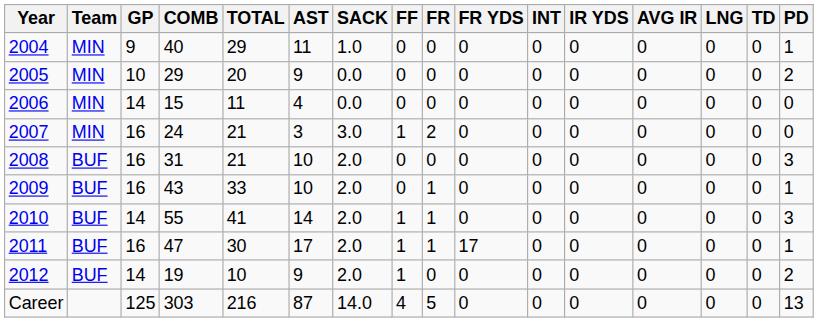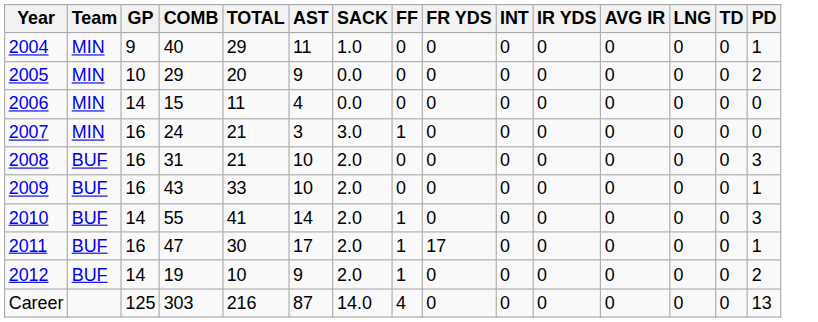- column: (438, 18)
